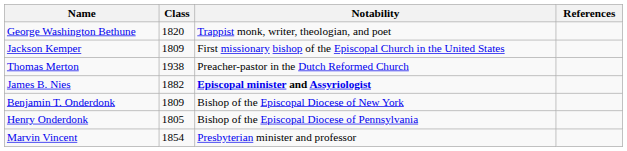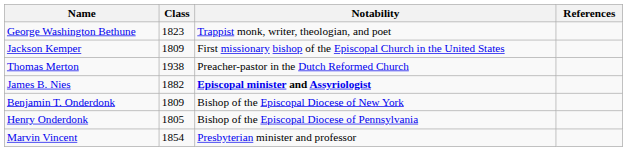(173, 31) 1820 -> (173, 31) 1823
